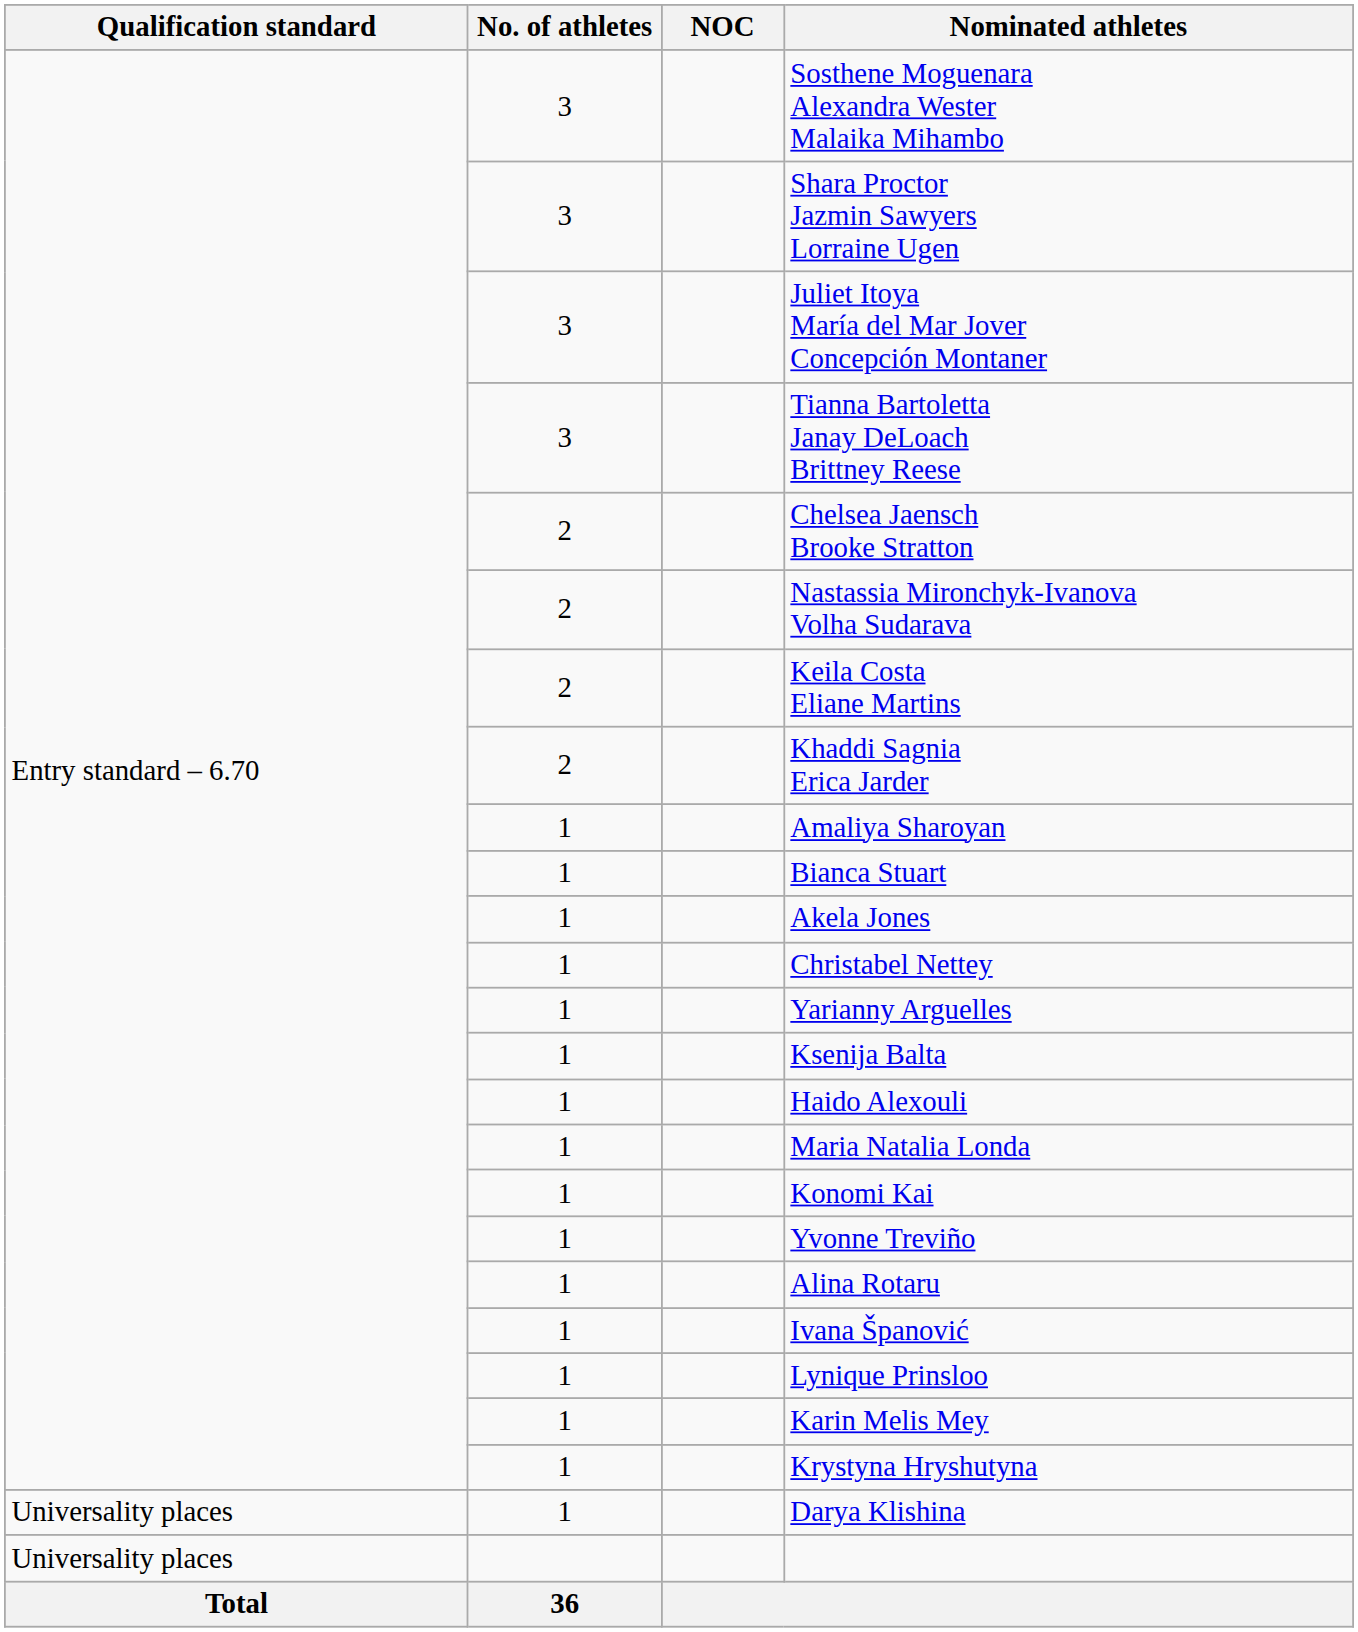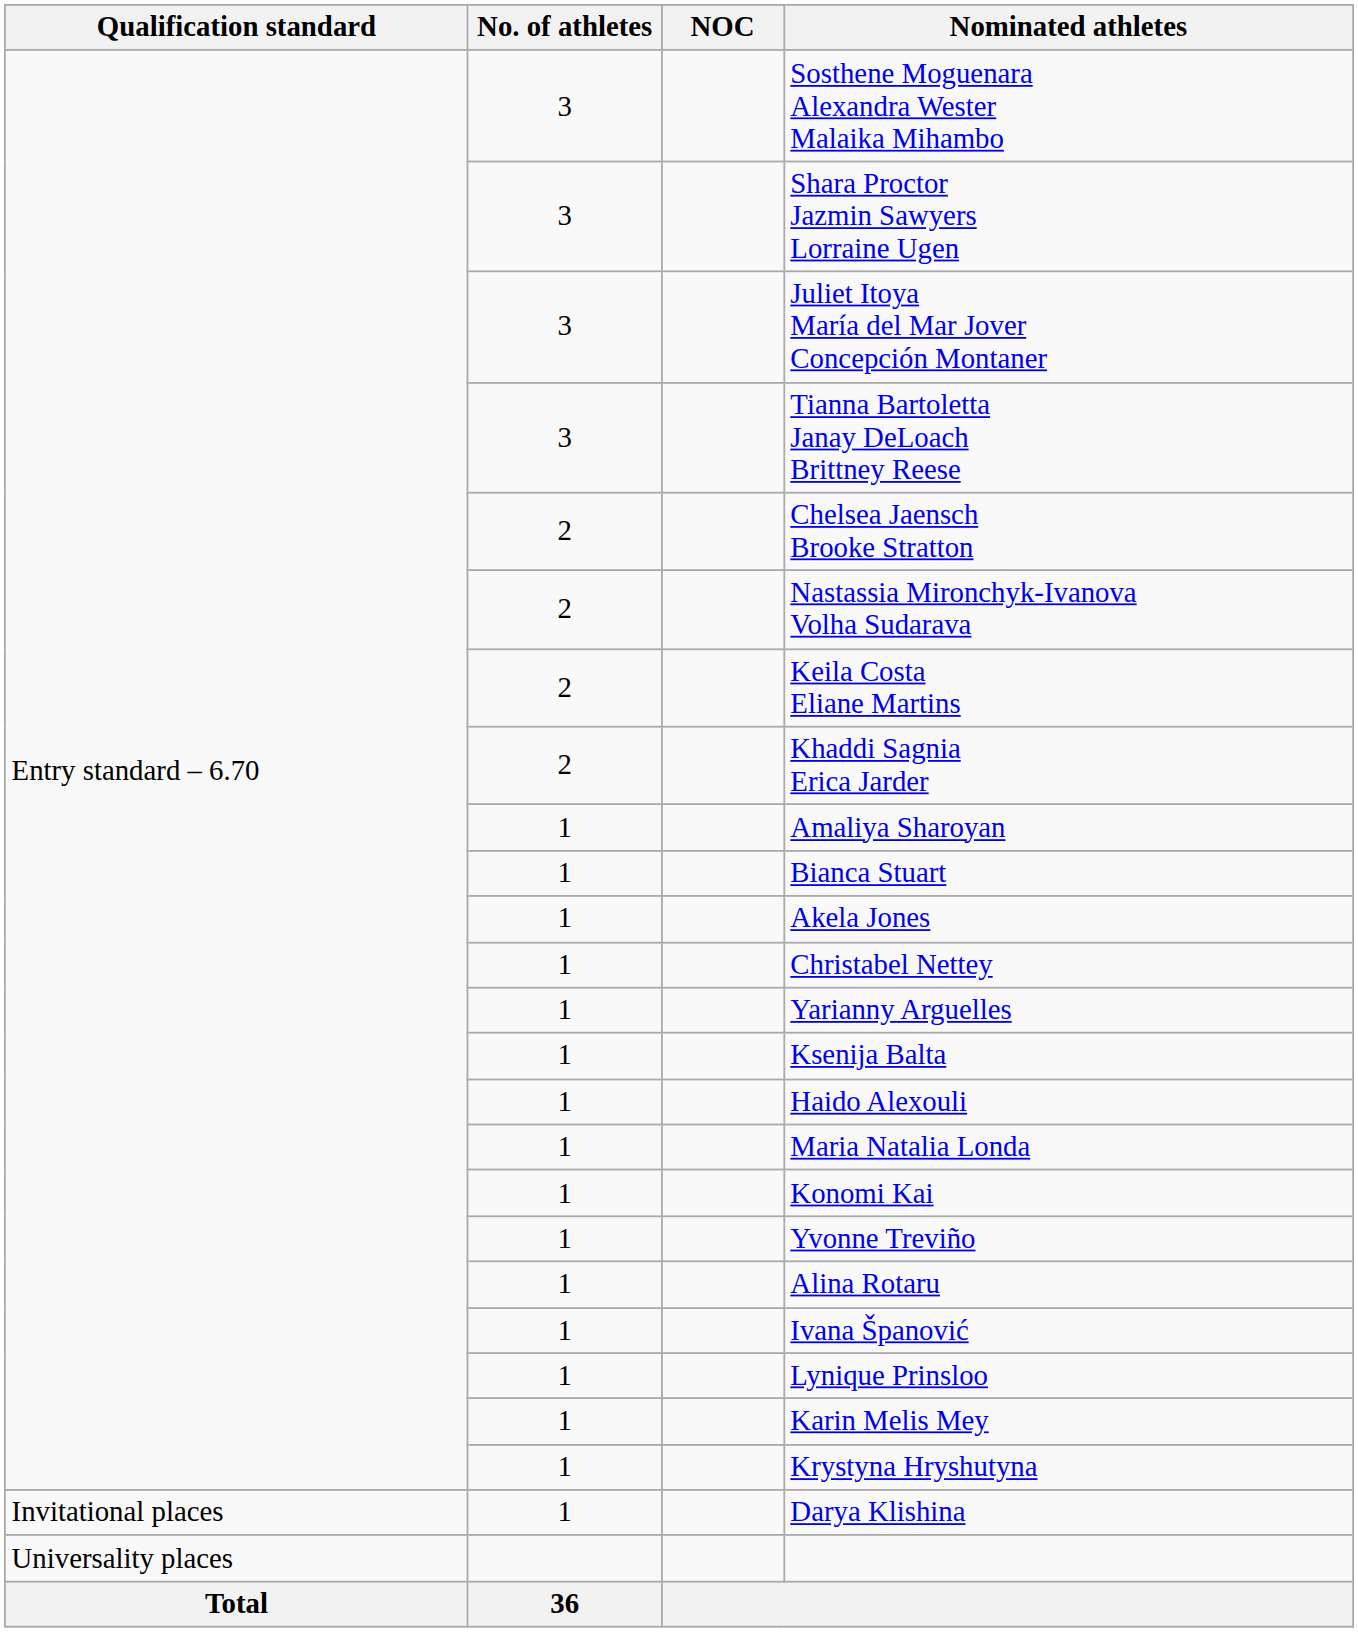(122, 1512) Universality places -> (117, 1512) Invitational places
